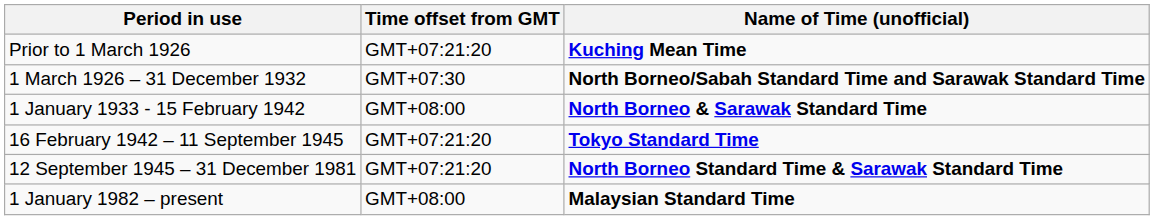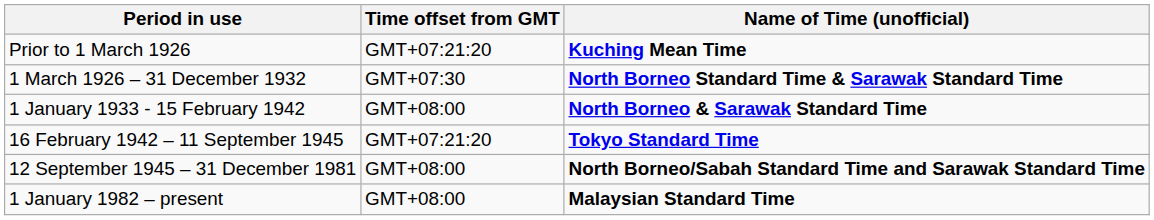(857, 79) North Borneo/Sabah Standard Time and Sarawak Standard Time -> (816, 79) North Borneo Standard Time & Sarawak Standard Time
(428, 169) GMT+07:21:20 -> (415, 169) GMT+08:00
(816, 169) North Borneo Standard Time & Sarawak Standard Time -> (857, 169) North Borneo/Sabah Standard Time and Sarawak Standard Time
